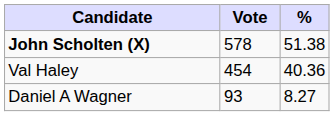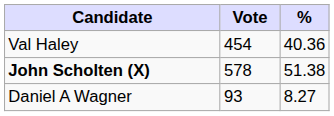rows swapped: (79, 44) <-> (43, 70)
